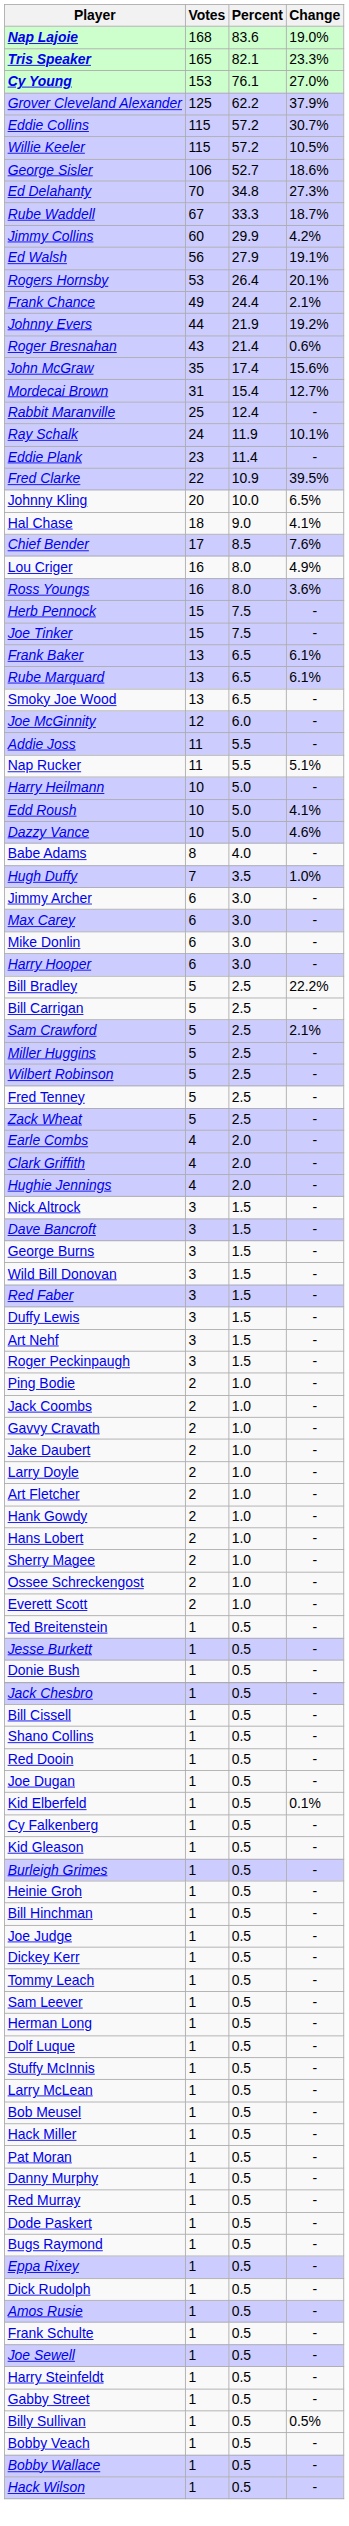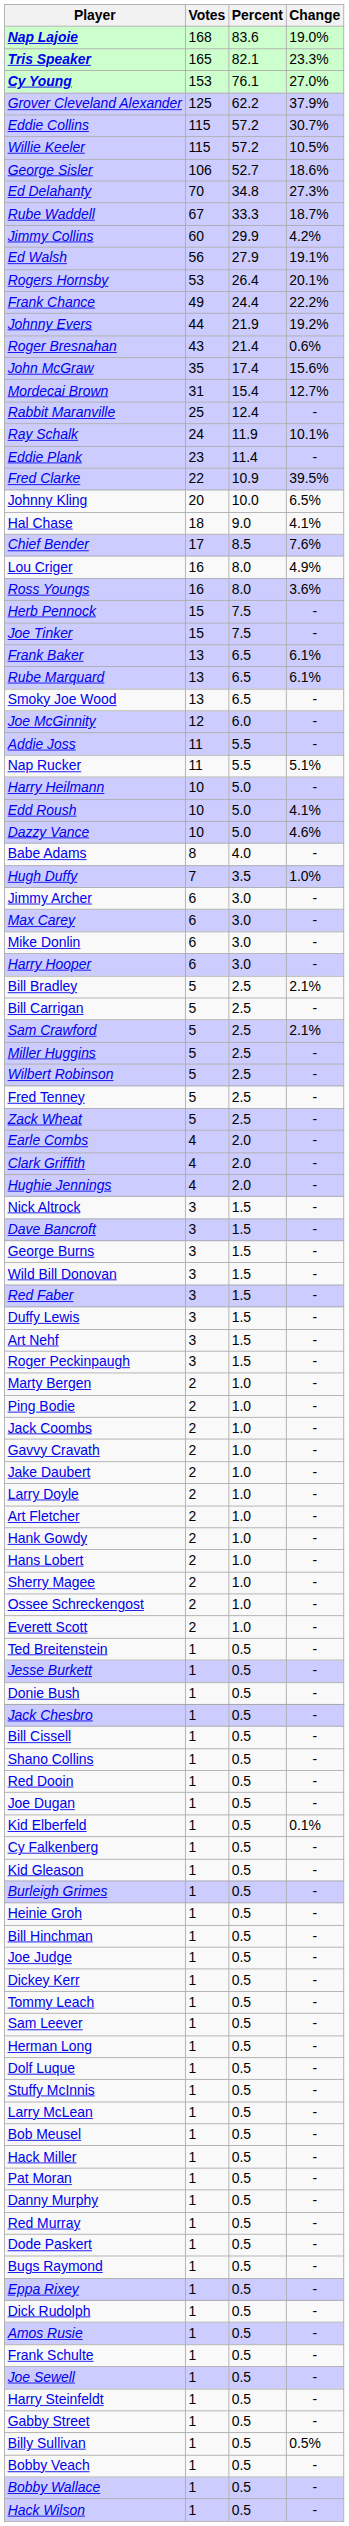(305, 302) 2.1% -> (309, 302) 22.2%
(309, 986) 22.2% -> (305, 986) 2.1%
+ row: (49, 1384)
